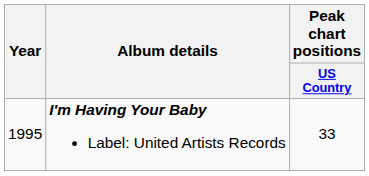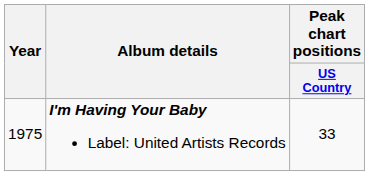(25, 134) 1995 -> (25, 134) 1975
